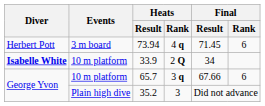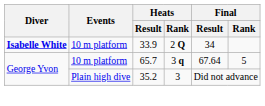- row: (148, 45)
(210, 77) 67.66 -> (210, 61) 67.64
(244, 77) 6 -> (244, 61) 5
